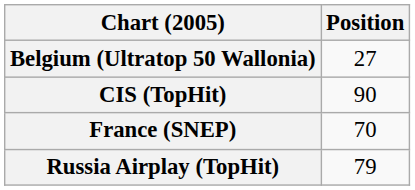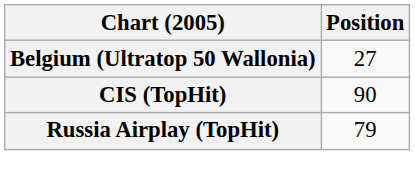- row: (163, 130)
